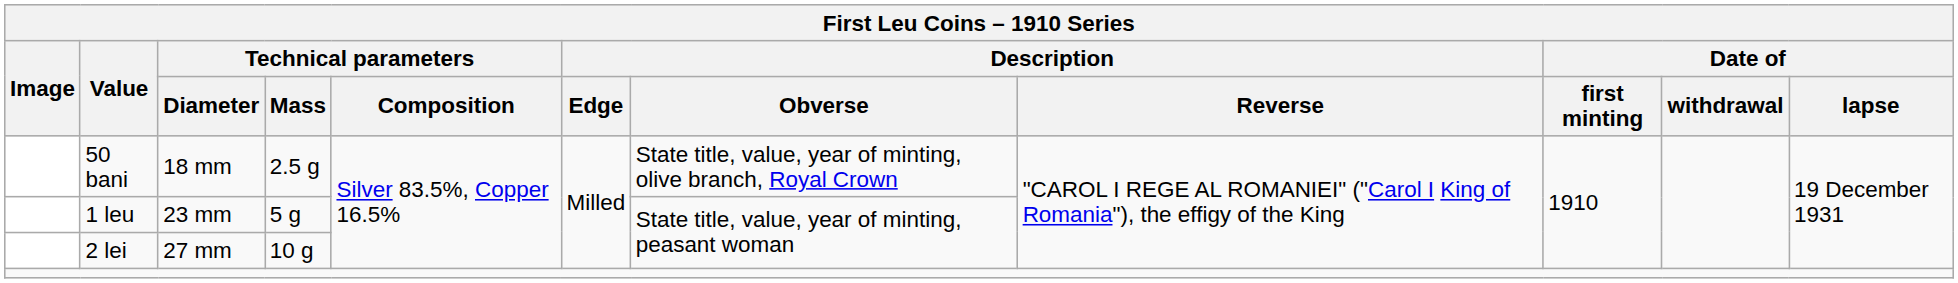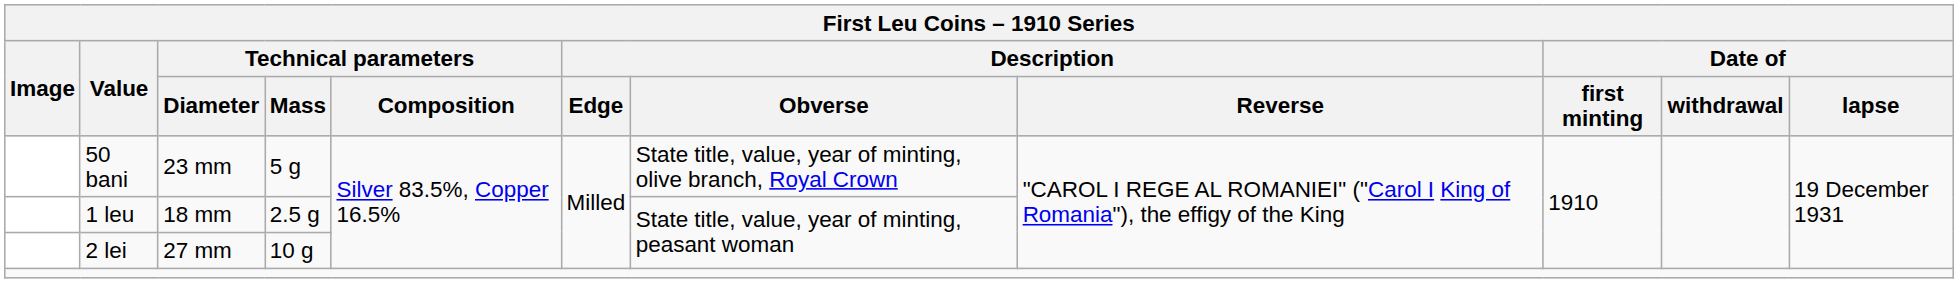(197, 167) 18 mm -> (197, 167) 23 mm
(295, 167) 2.5 g -> (285, 167) 5 g
(197, 215) 23 mm -> (197, 215) 18 mm
(285, 215) 5 g -> (295, 215) 2.5 g
